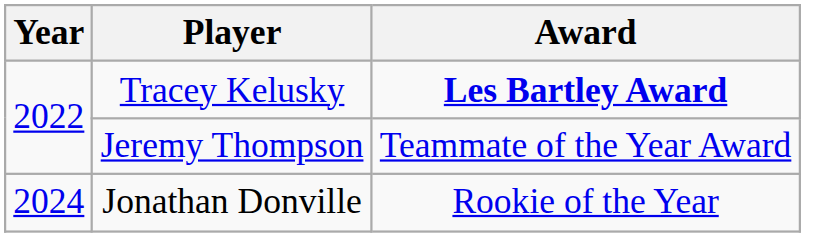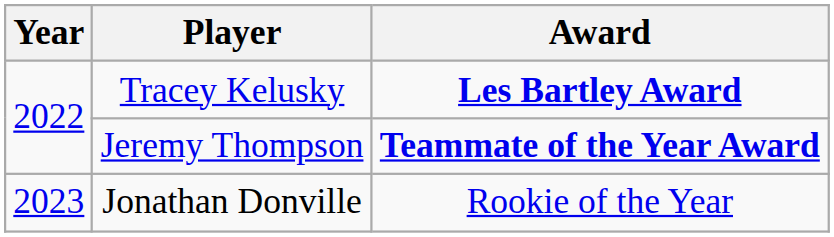(586, 145) normal -> (600, 145) bold
(49, 201) 2024 -> (49, 201) 2023
